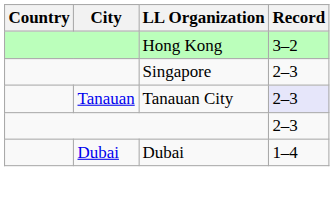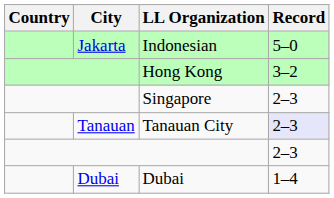+ row: (180, 44)
